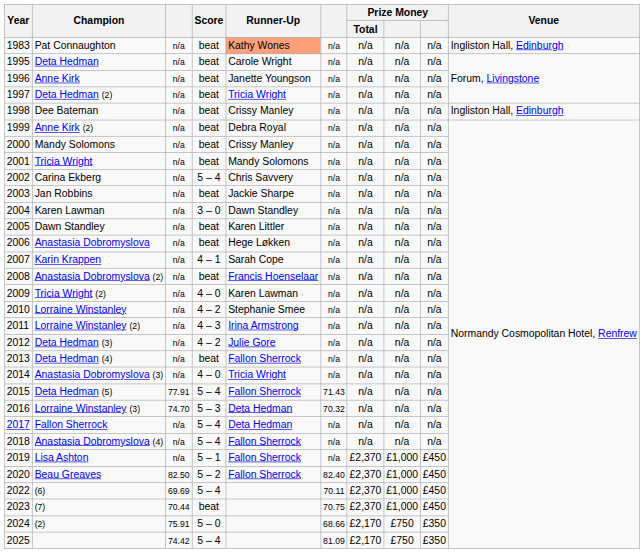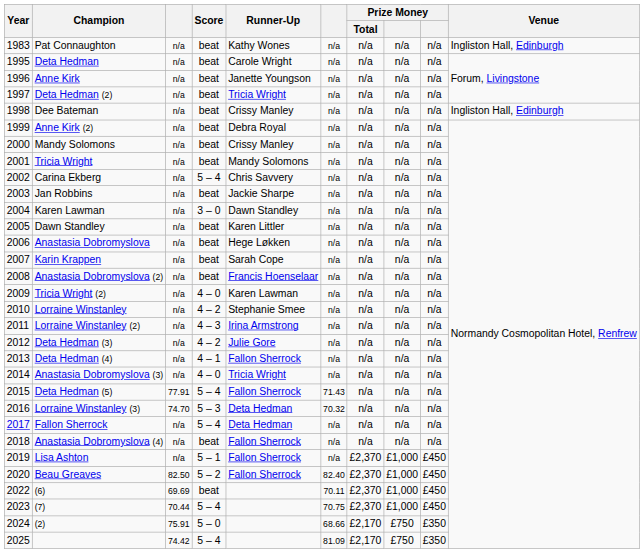(259, 45) lightsalmon background -> (259, 45) no background
(209, 260) 4 – 1 -> (209, 260) beat
(209, 359) beat -> (209, 359) 4 – 1
(209, 441) 5 – 4 -> (209, 441) beat
(209, 491) 5 – 4 -> (209, 491) beat
(209, 507) beat -> (209, 507) 5 – 4
